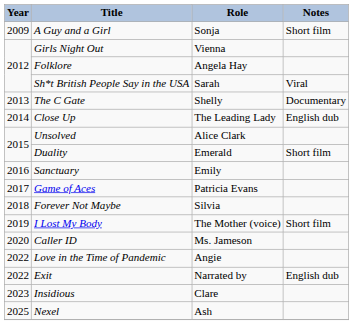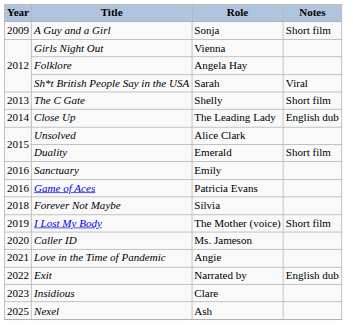(316, 100) Documentary -> (308, 100) Short film
(18, 188) 2017 -> (18, 188) 2016
(18, 258) 2022 -> (18, 258) 2021
